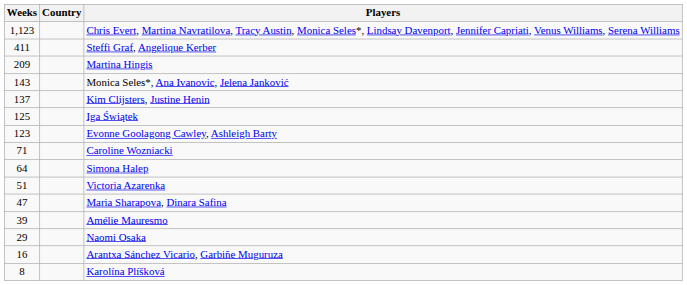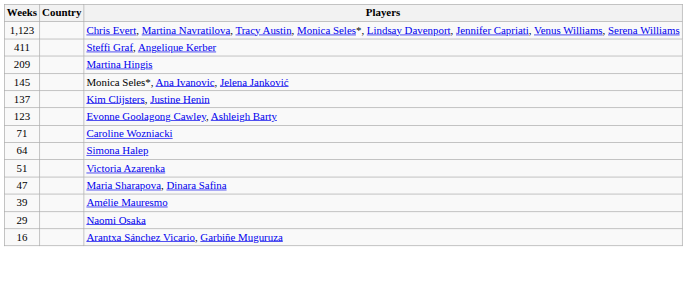(22, 82) 143 -> (22, 82) 145
- row: (112, 116)
- row: (126, 271)
